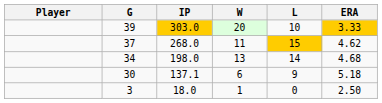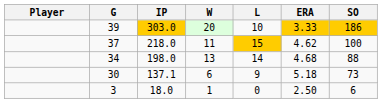+ column: (353, 12)
(185, 44) 268.0 -> (161, 44) 218.0
